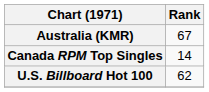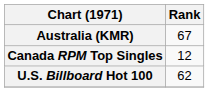(185, 55) 14 -> (185, 55) 12
